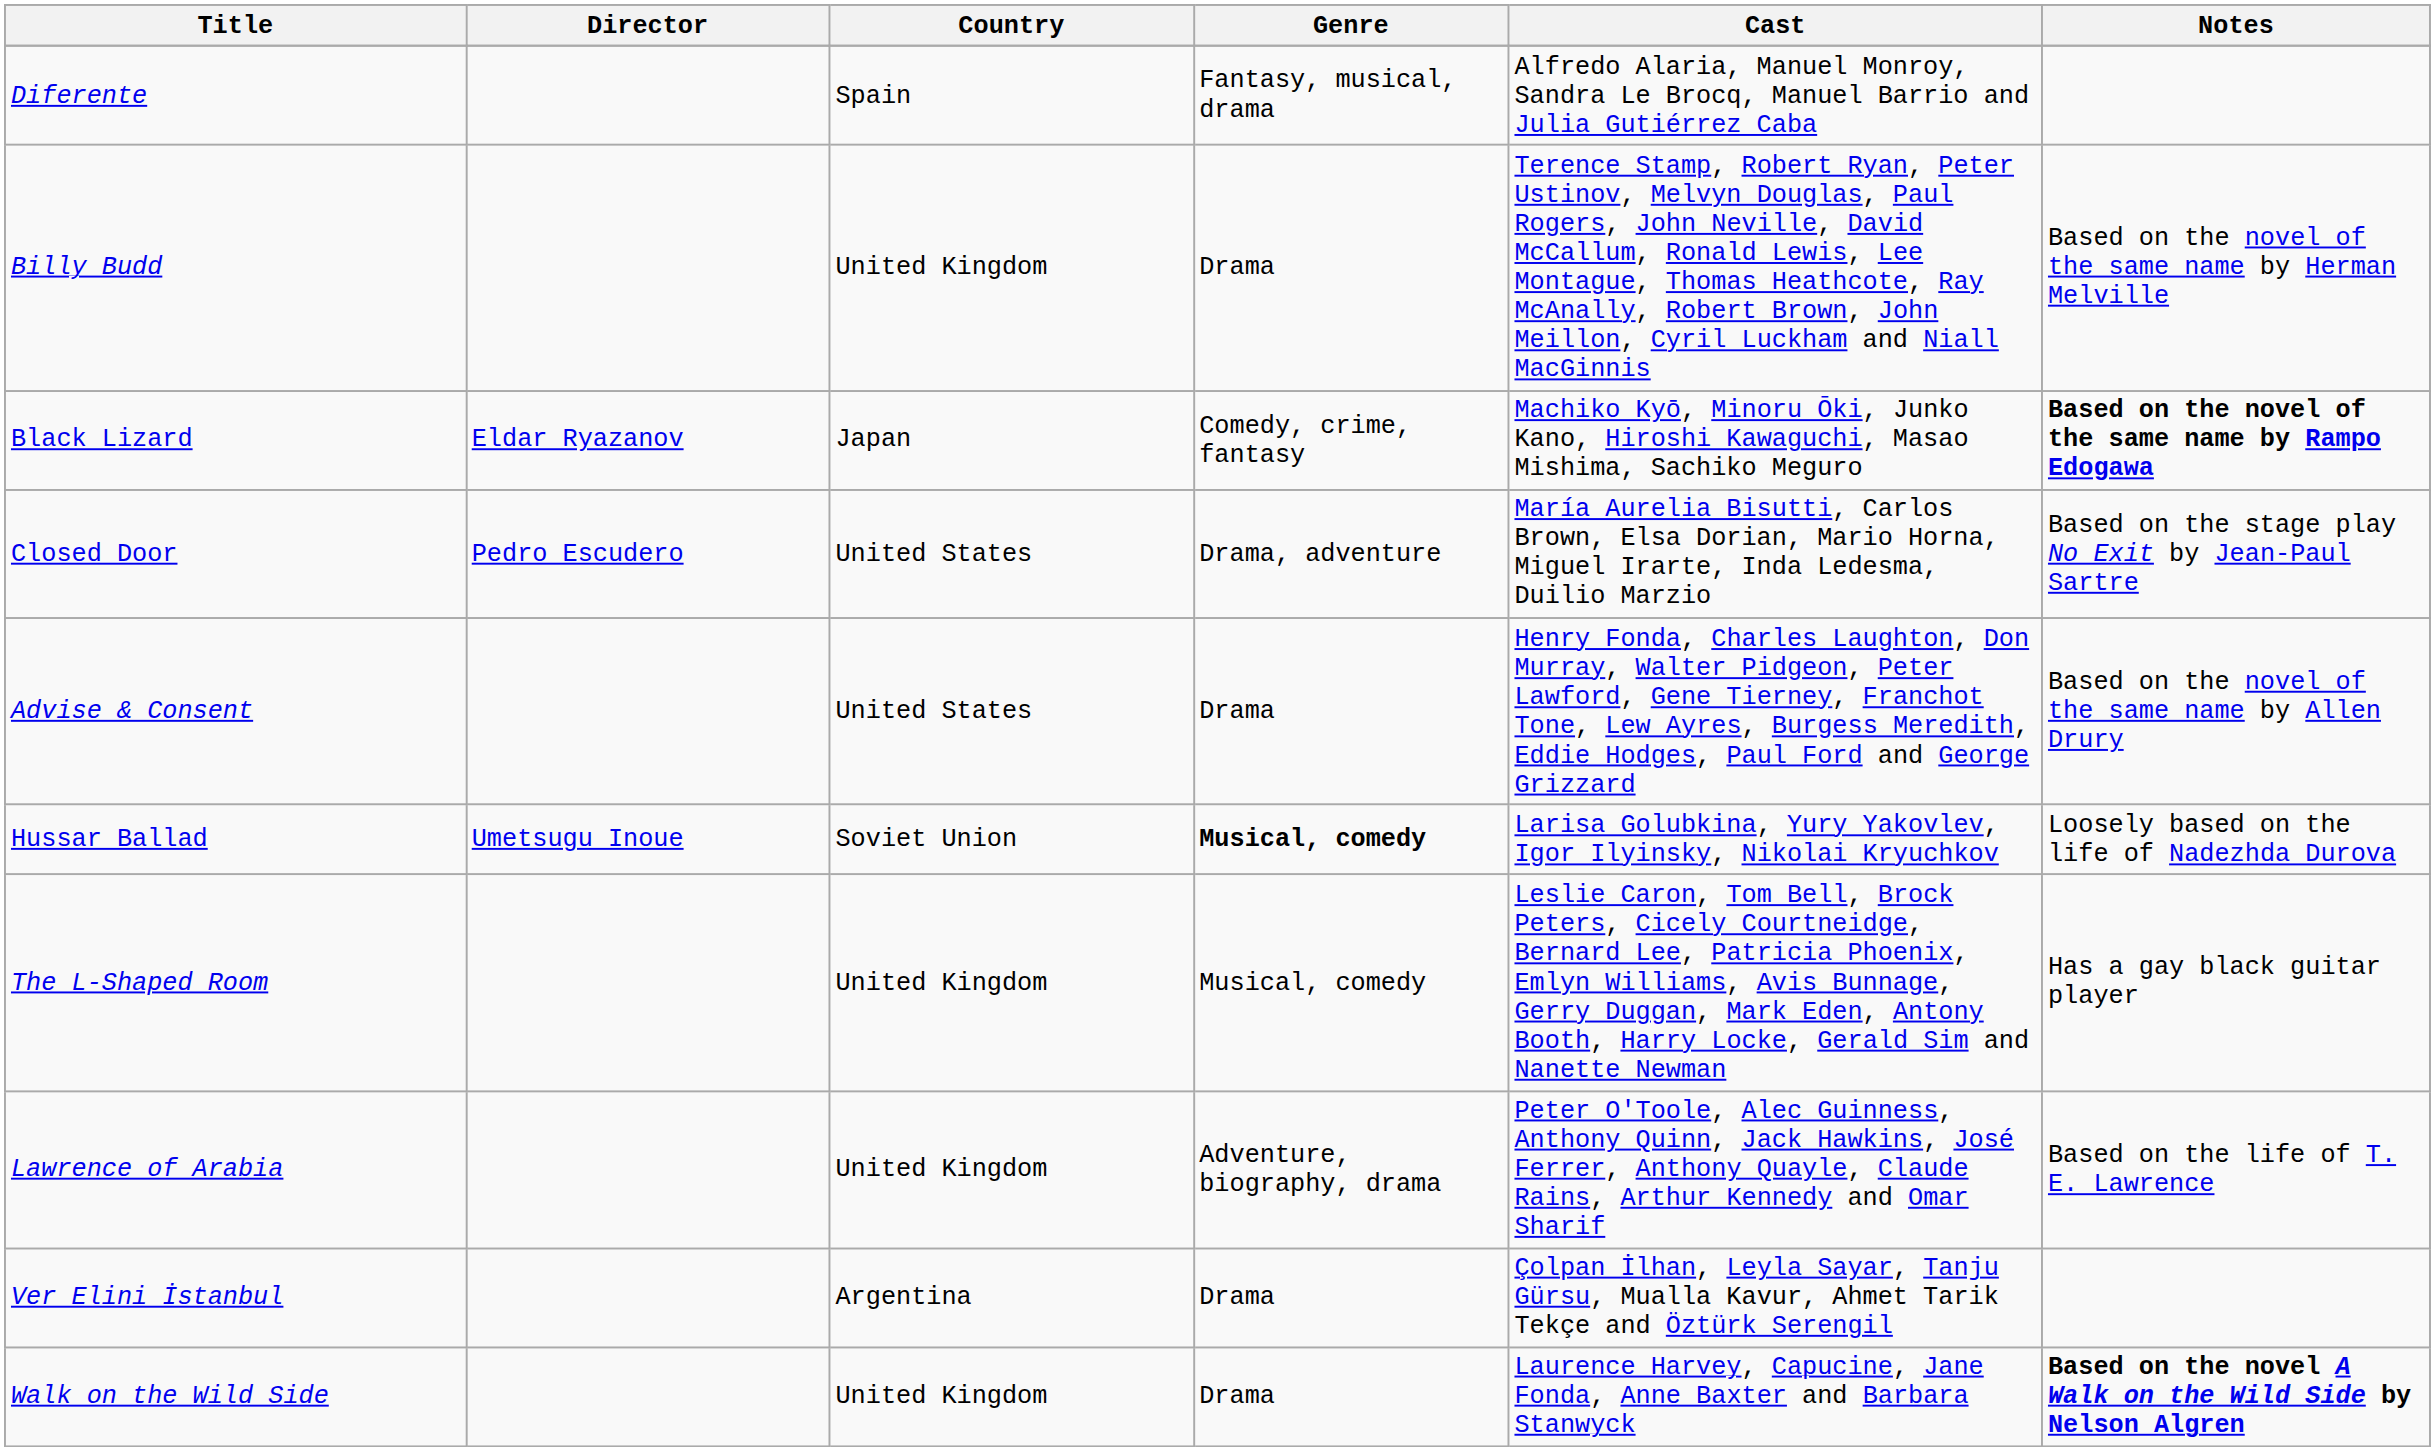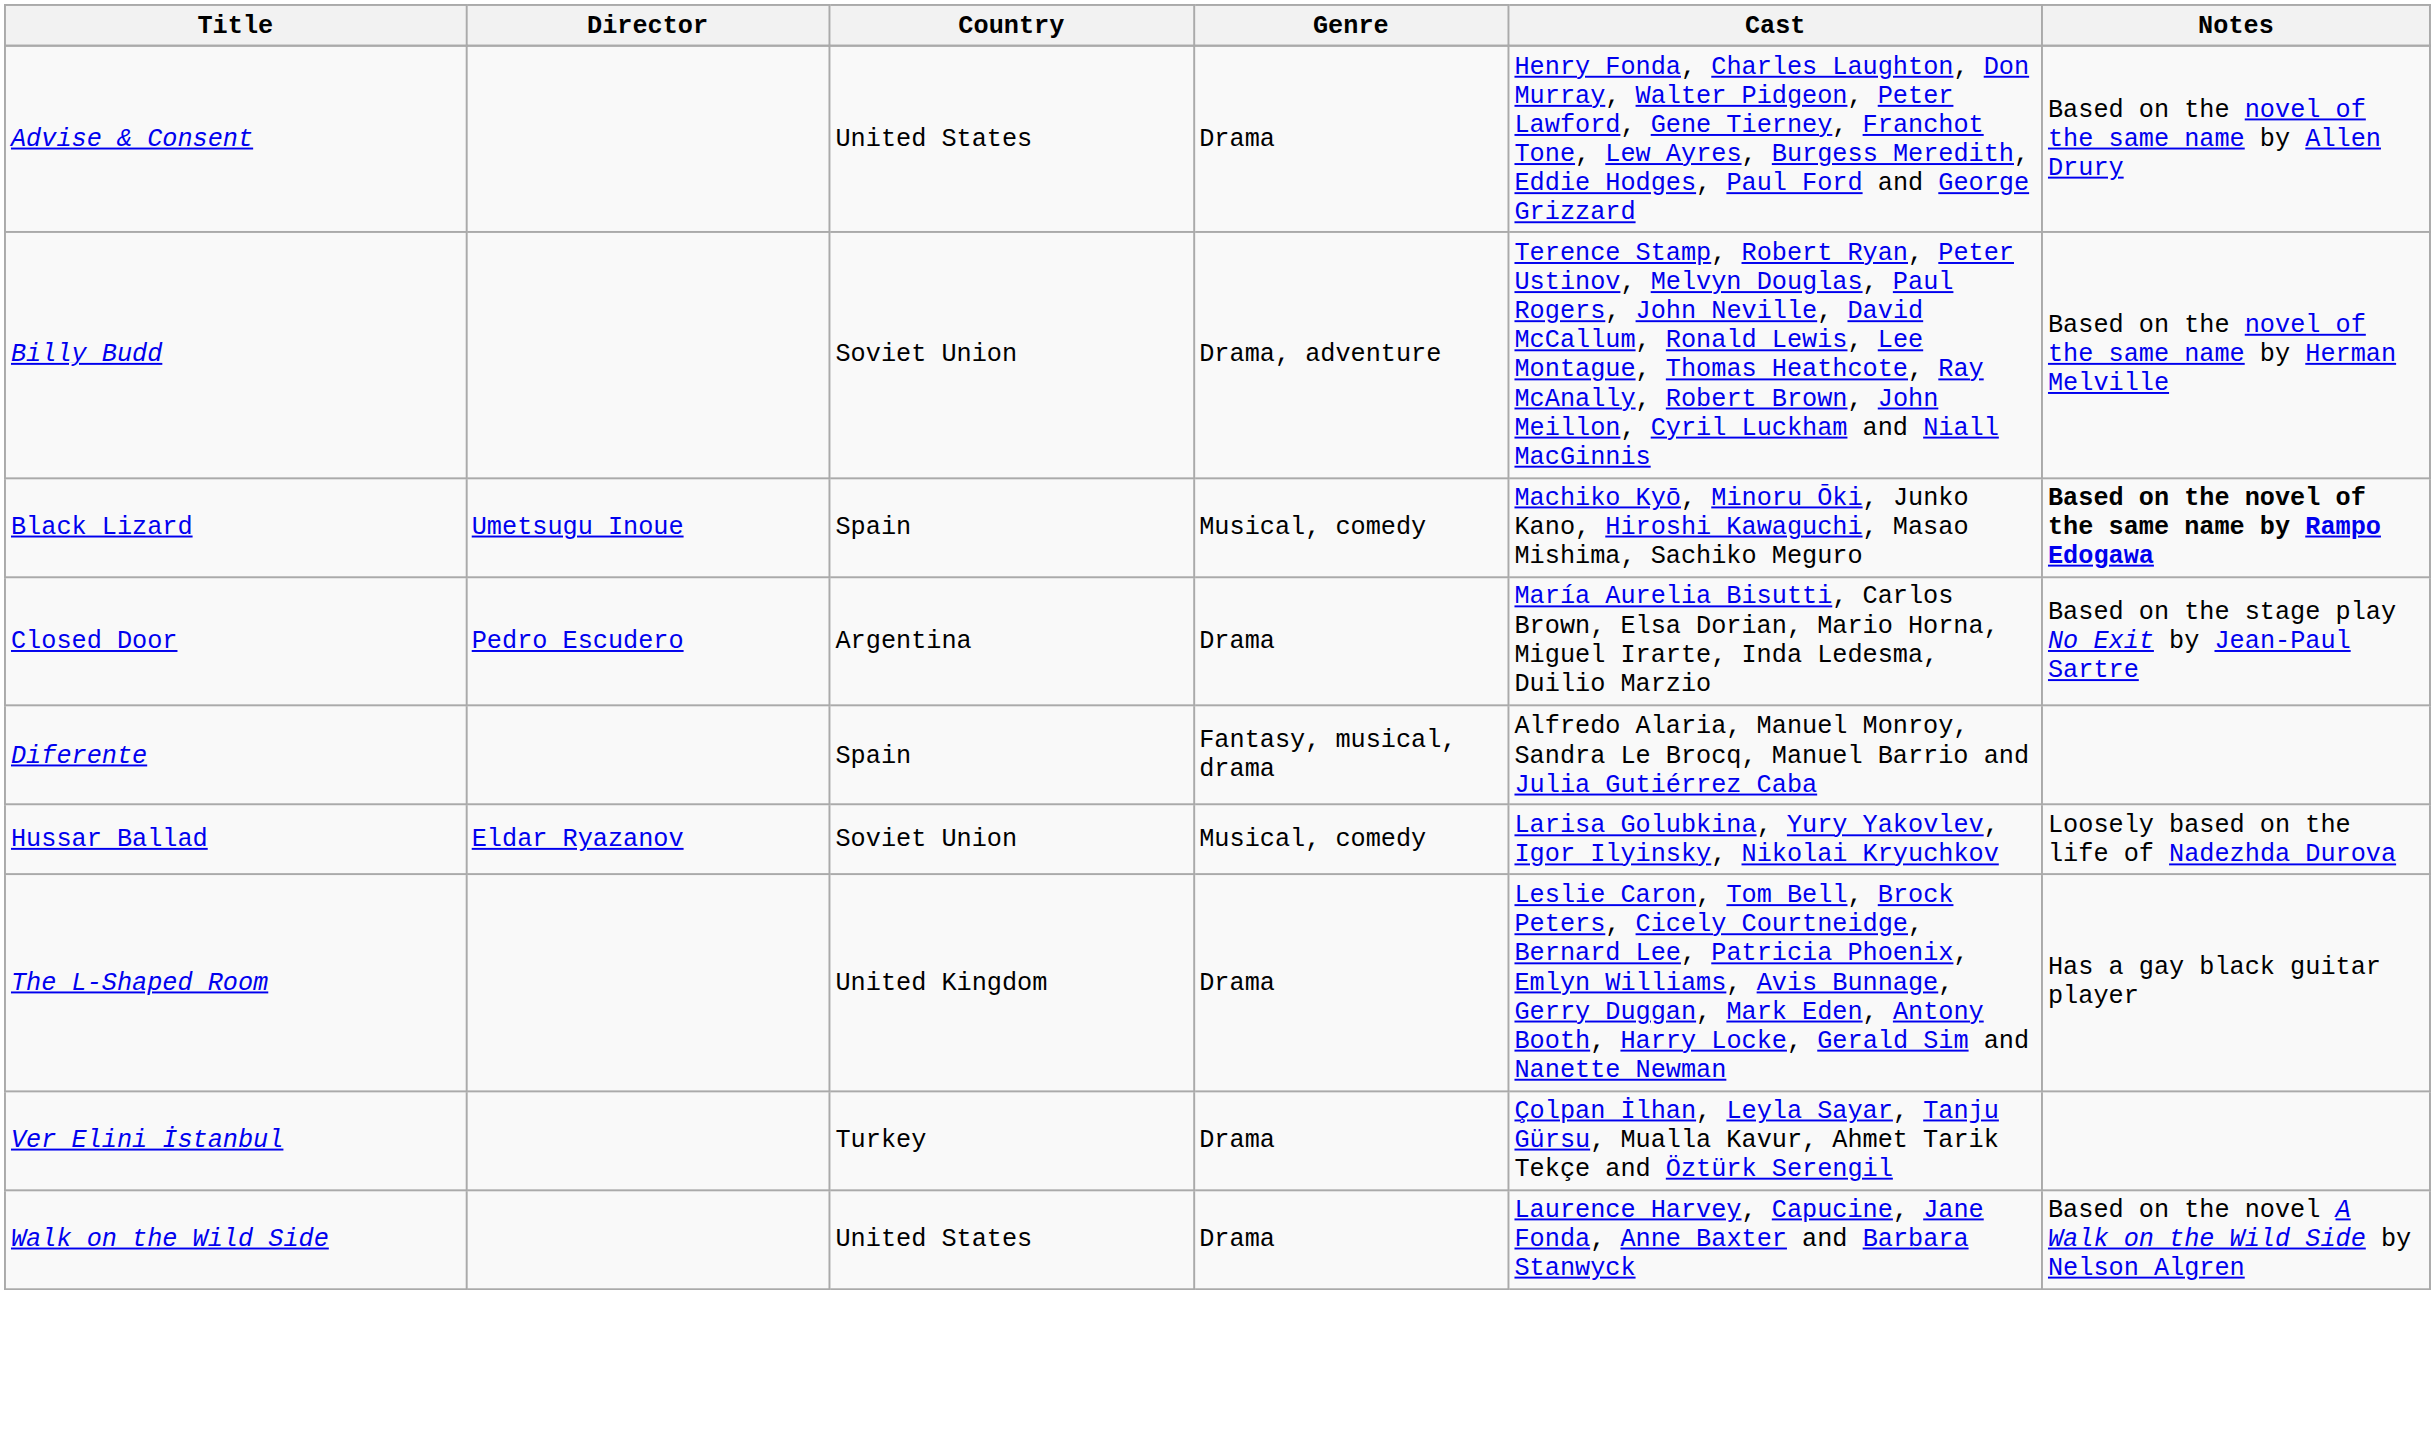rows swapped: (132, 711) <-> (79, 96)
(941, 268) United Kingdom -> (926, 355) Soviet Union
(1237, 268) Drama -> (1320, 355) Drama, adventure
(578, 440) Eldar Ryazanov -> (578, 527) Umetsugu Inoue
(873, 440) Japan -> (873, 527) Spain
(1305, 440) Comedy, crime, fantasy -> (1313, 527) Musical, comedy
(934, 554) United States -> (904, 641) Argentina
(1320, 554) Drama, adventure -> (1237, 641) Drama
(578, 840) Umetsugu Inoue -> (578, 840) Eldar Ryazanov
(1313, 840) bold -> (1313, 840) normal
(1313, 983) Musical, comedy -> (1237, 983) Drama
- row: (147, 1169)
(904, 1298) Argentina -> (881, 1140) Turkey
(941, 1397) United Kingdom -> (934, 1239) United States
(2230, 1397) bold -> (2230, 1239) normal
